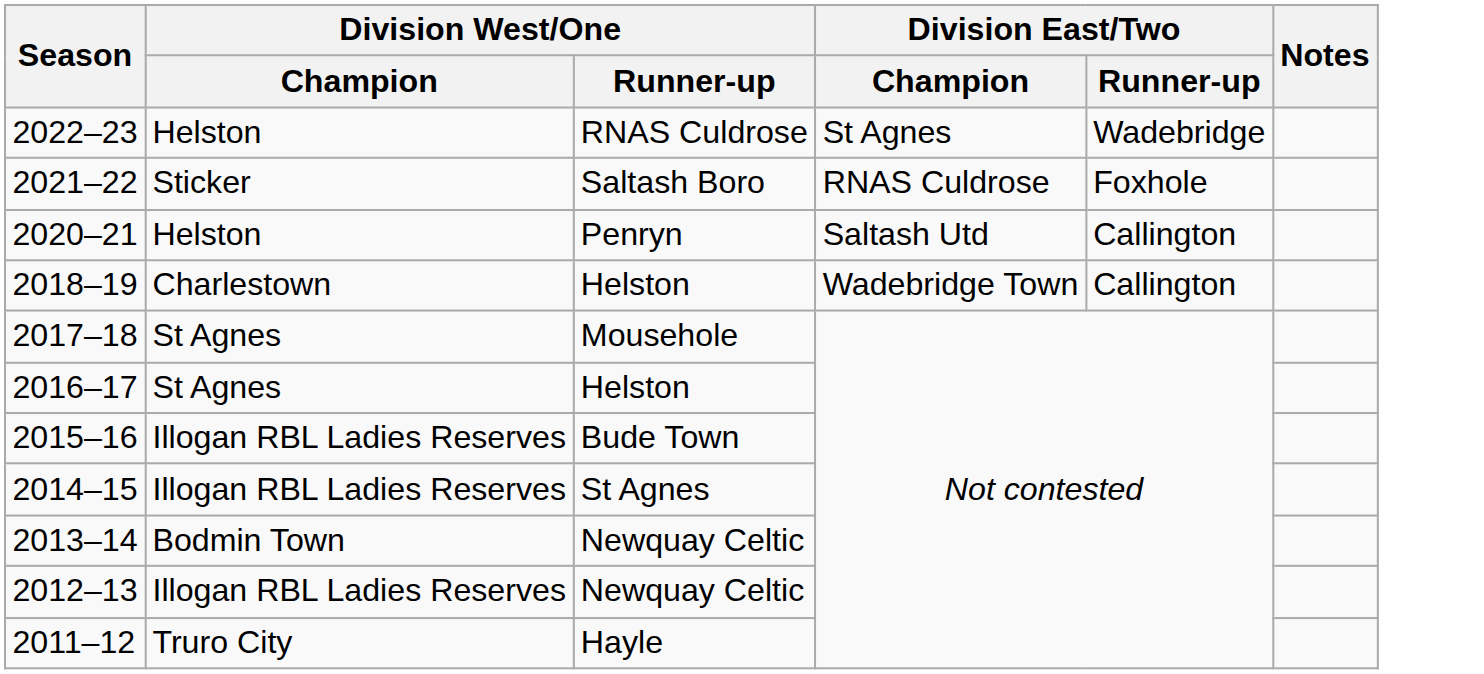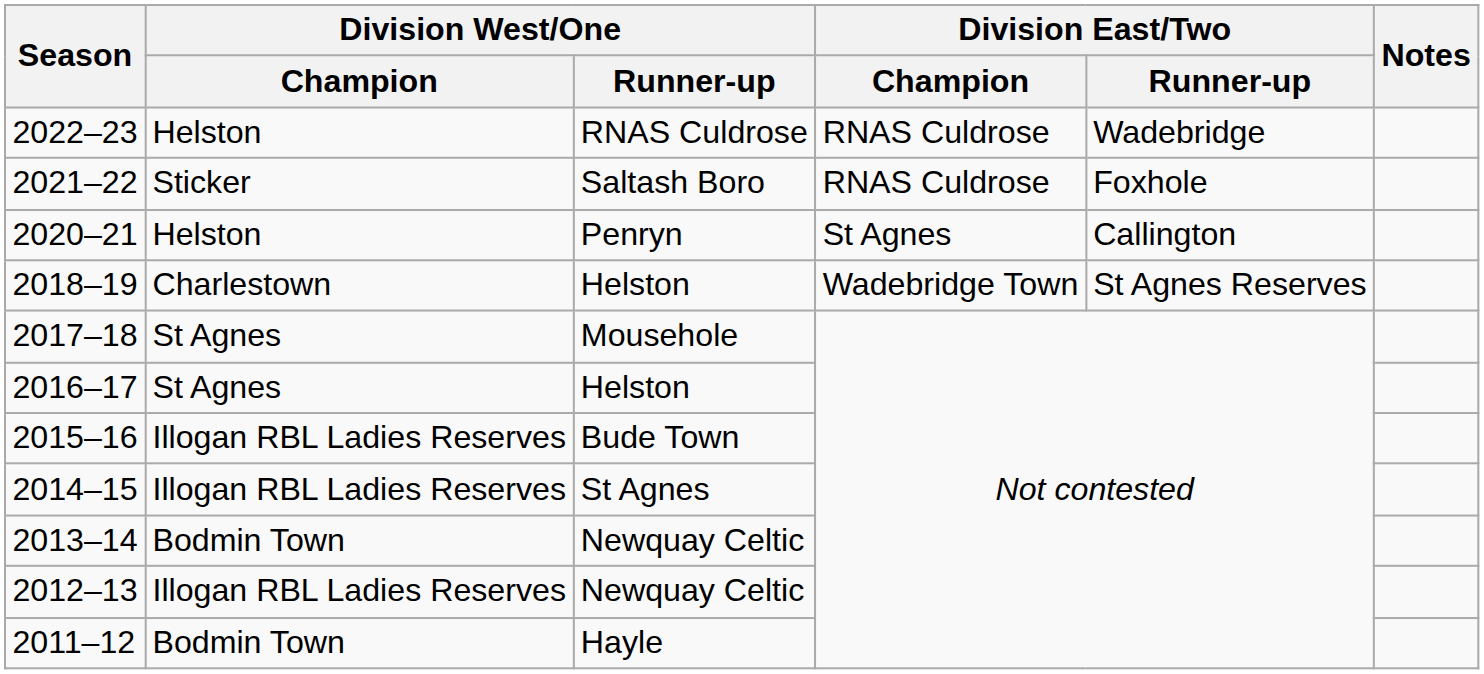(887, 132) St Agnes -> (936, 132) RNAS Culdrose
(906, 234) Saltash Utd -> (887, 234) St Agnes
(1165, 285) Callington -> (1230, 285) St Agnes Reserves
(222, 642) Truro City -> (249, 642) Bodmin Town
